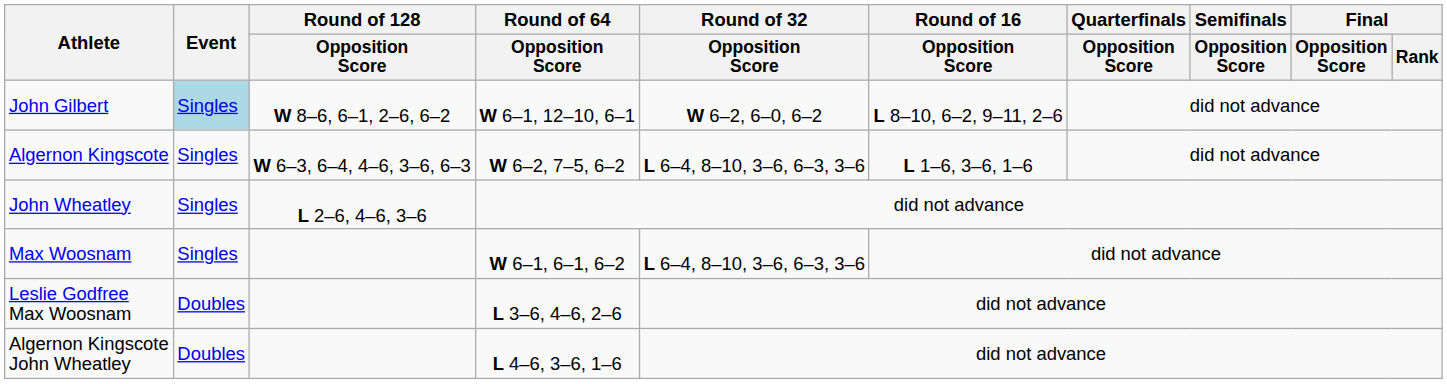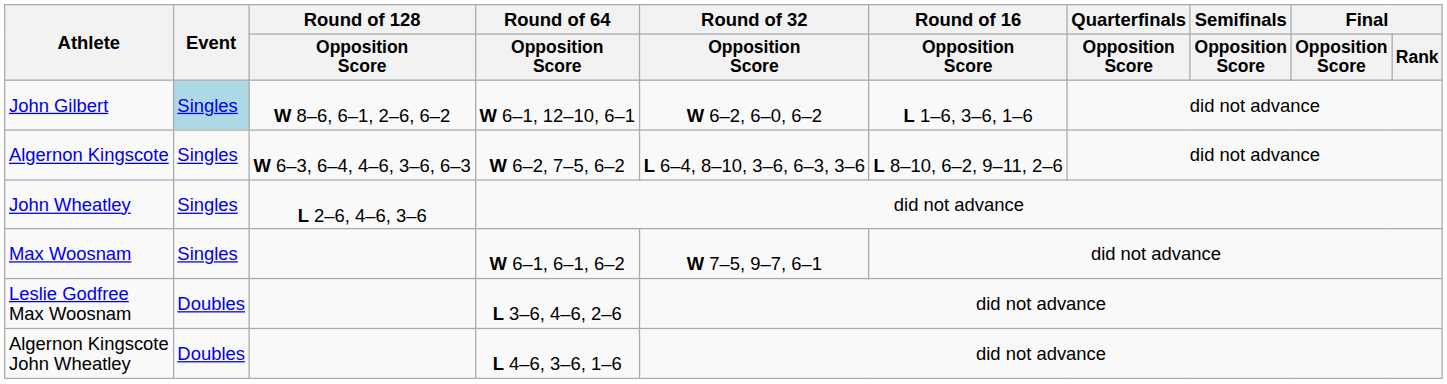(968, 116) L 8–10, 6–2, 9–11, 2–6 -> (968, 116) L 1–6, 3–6, 1–6
(968, 165) L 1–6, 3–6, 1–6 -> (968, 165) L 8–10, 6–2, 9–11, 2–6
(754, 265) L 6–4, 8–10, 3–6, 6–3, 3–6 -> (754, 265) W 7–5, 9–7, 6–1
